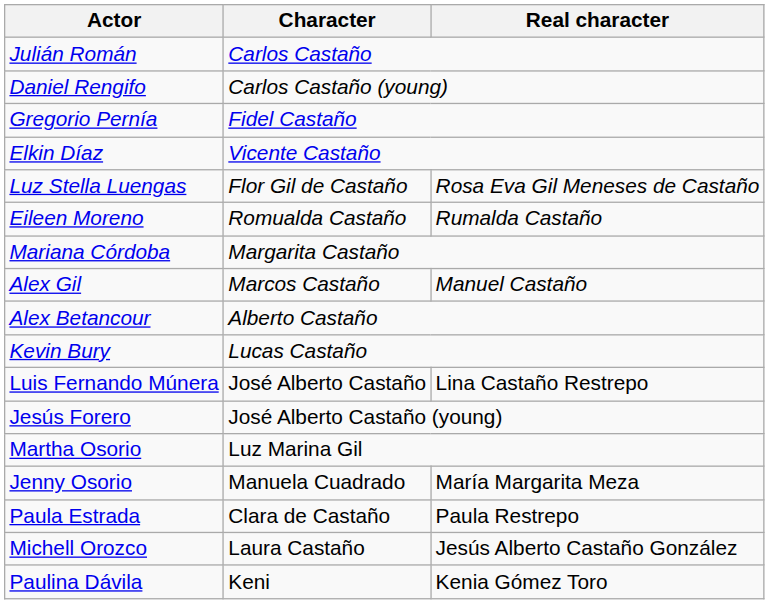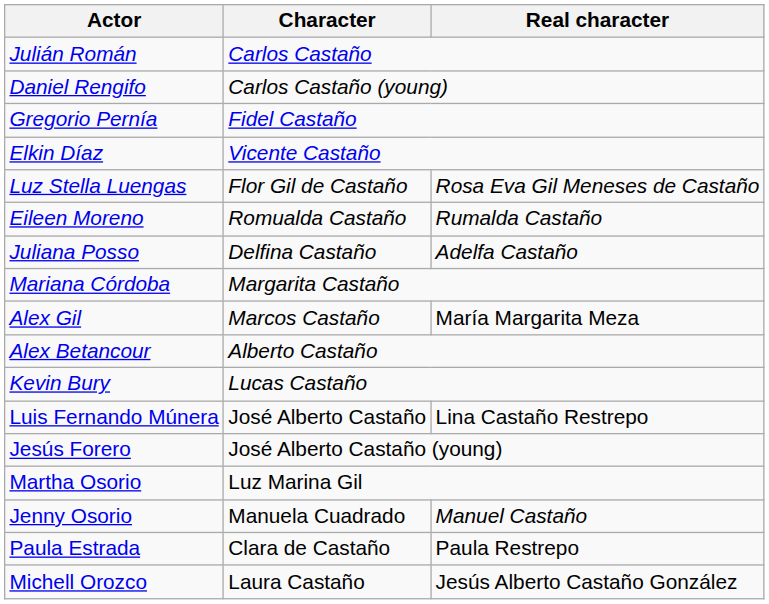+ row: (74, 251)
(511, 284) Manuel Castaño -> (537, 317) María Margarita Meza
(537, 482) María Margarita Meza -> (511, 515) Manuel Castaño
- row: (76, 581)
